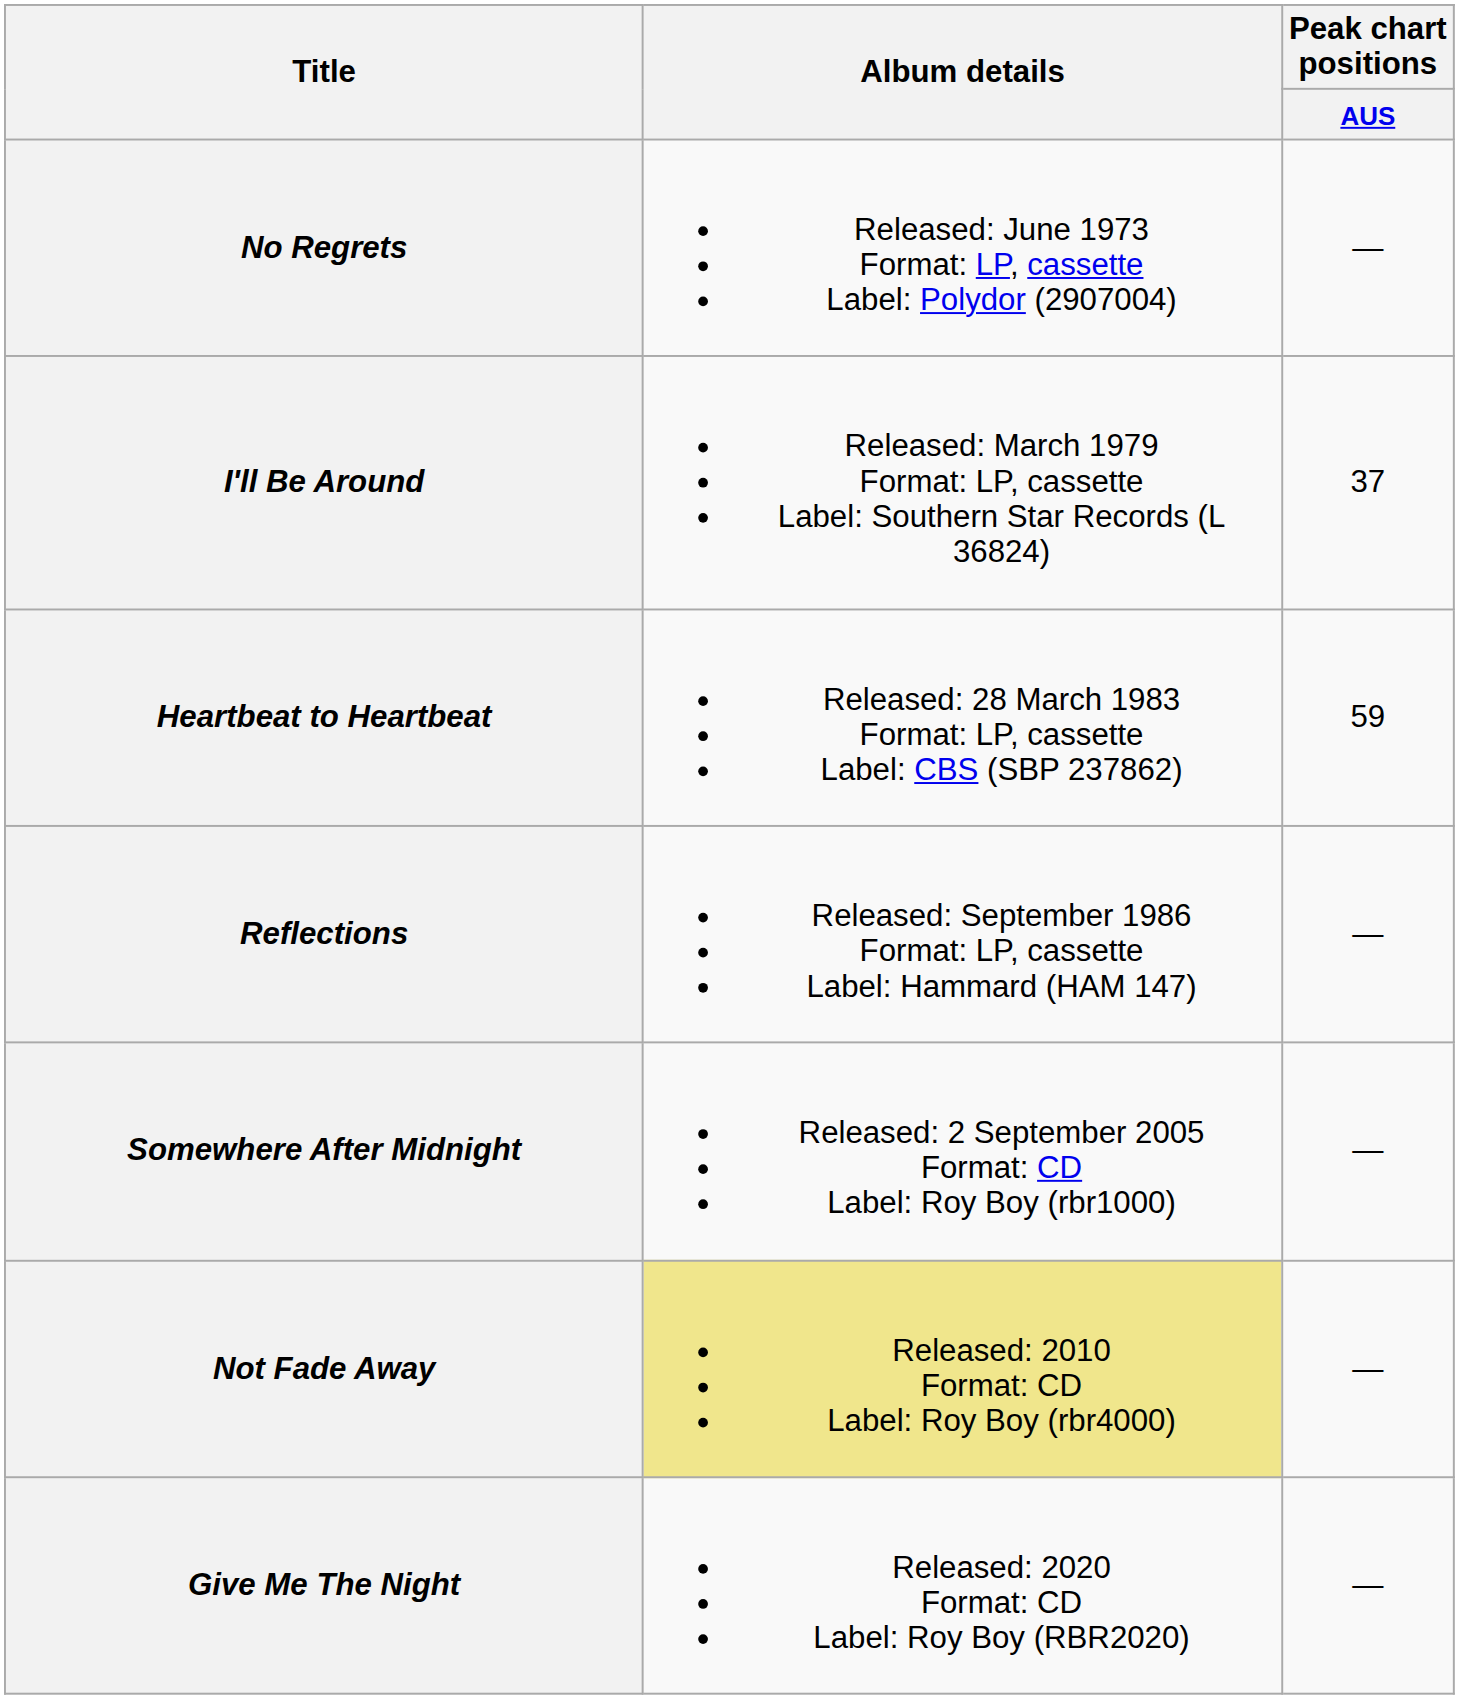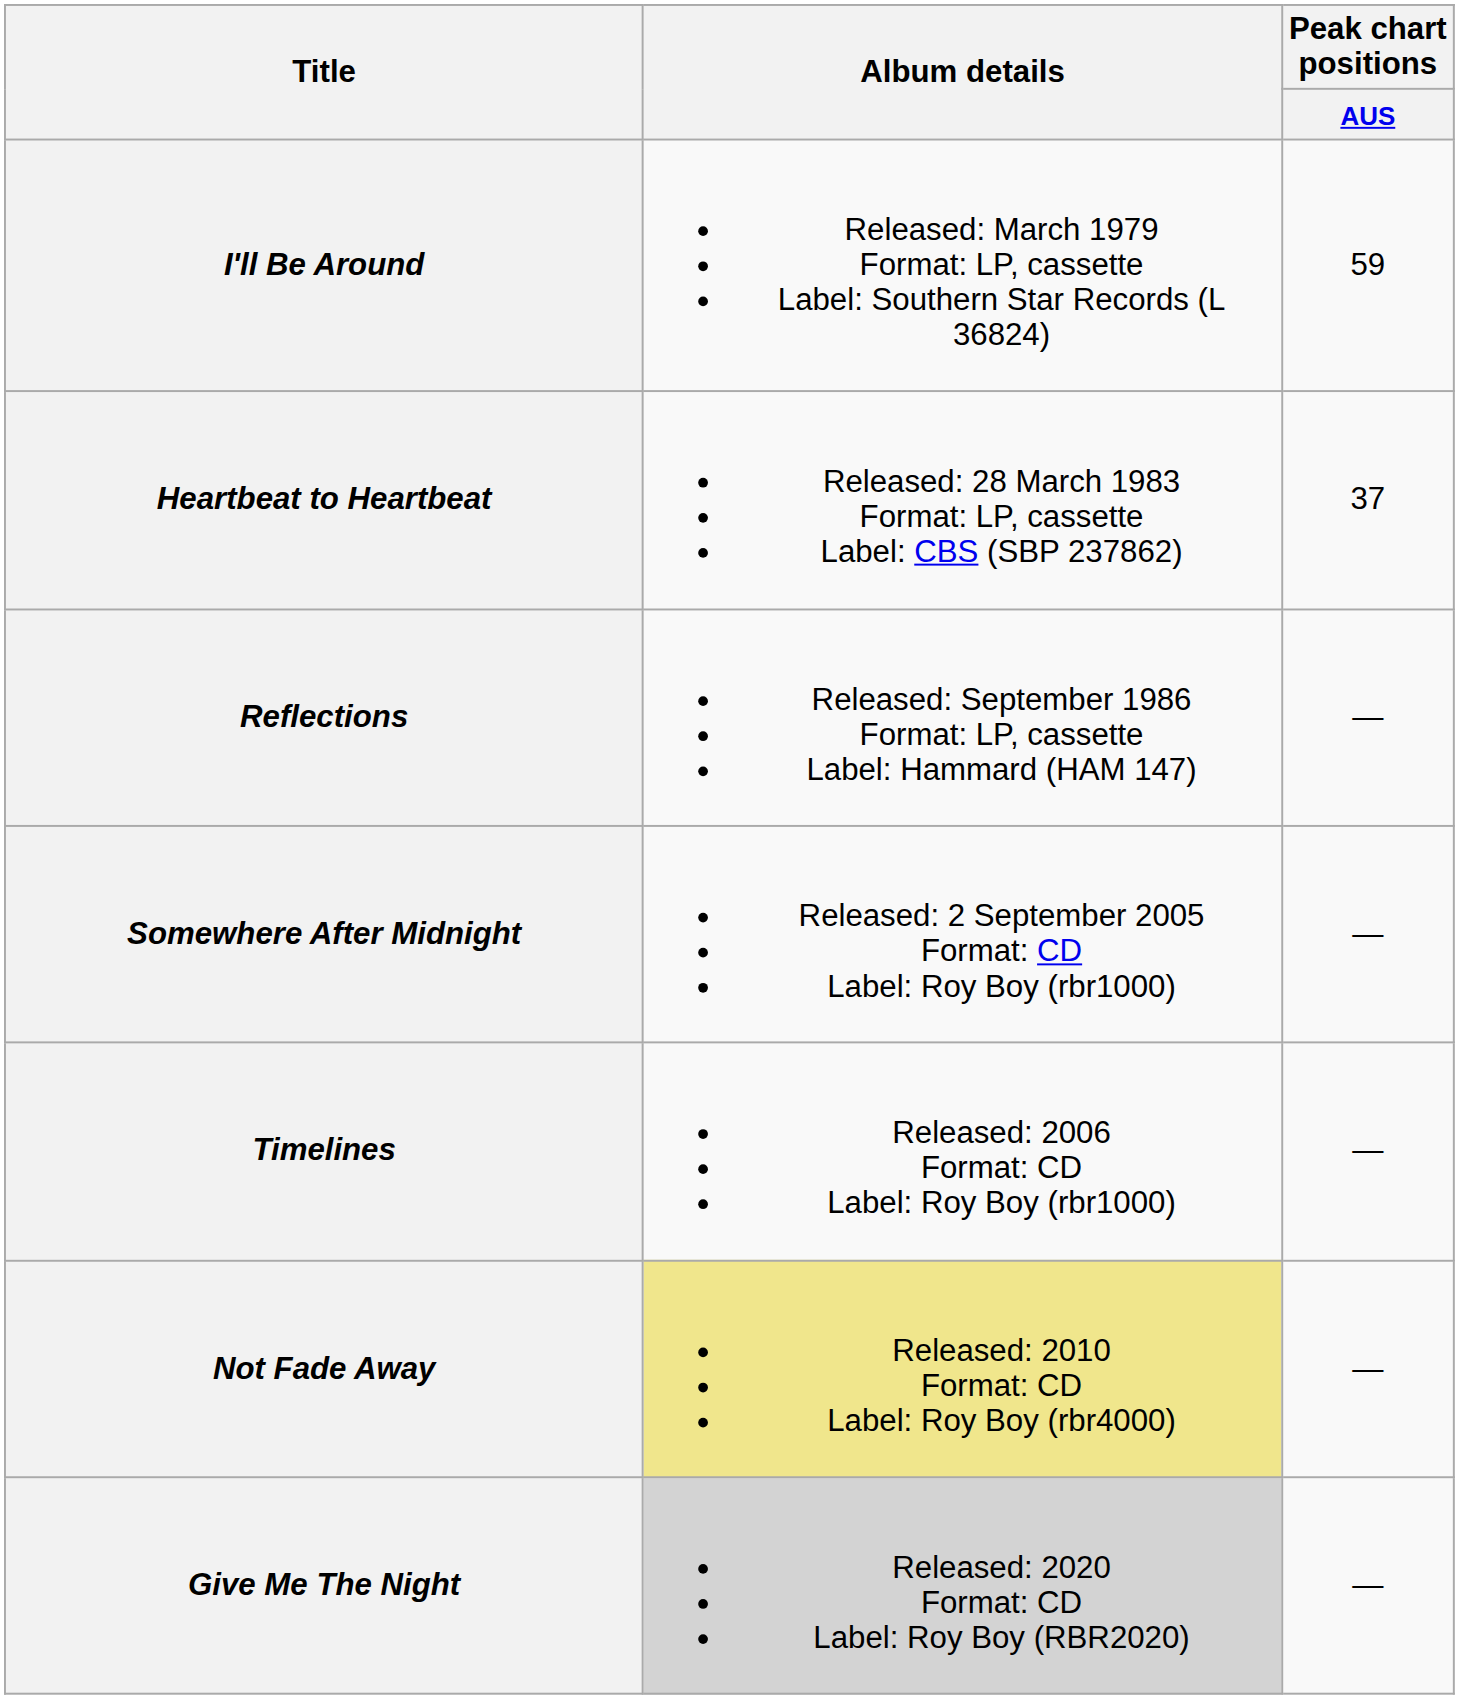- row: (324, 247)
(1368, 481) 37 -> (1368, 264) 59
(1368, 716) 59 -> (1368, 499) 37
+ row: (324, 1150)
(963, 1603) no background -> (963, 1603) lightgrey background
